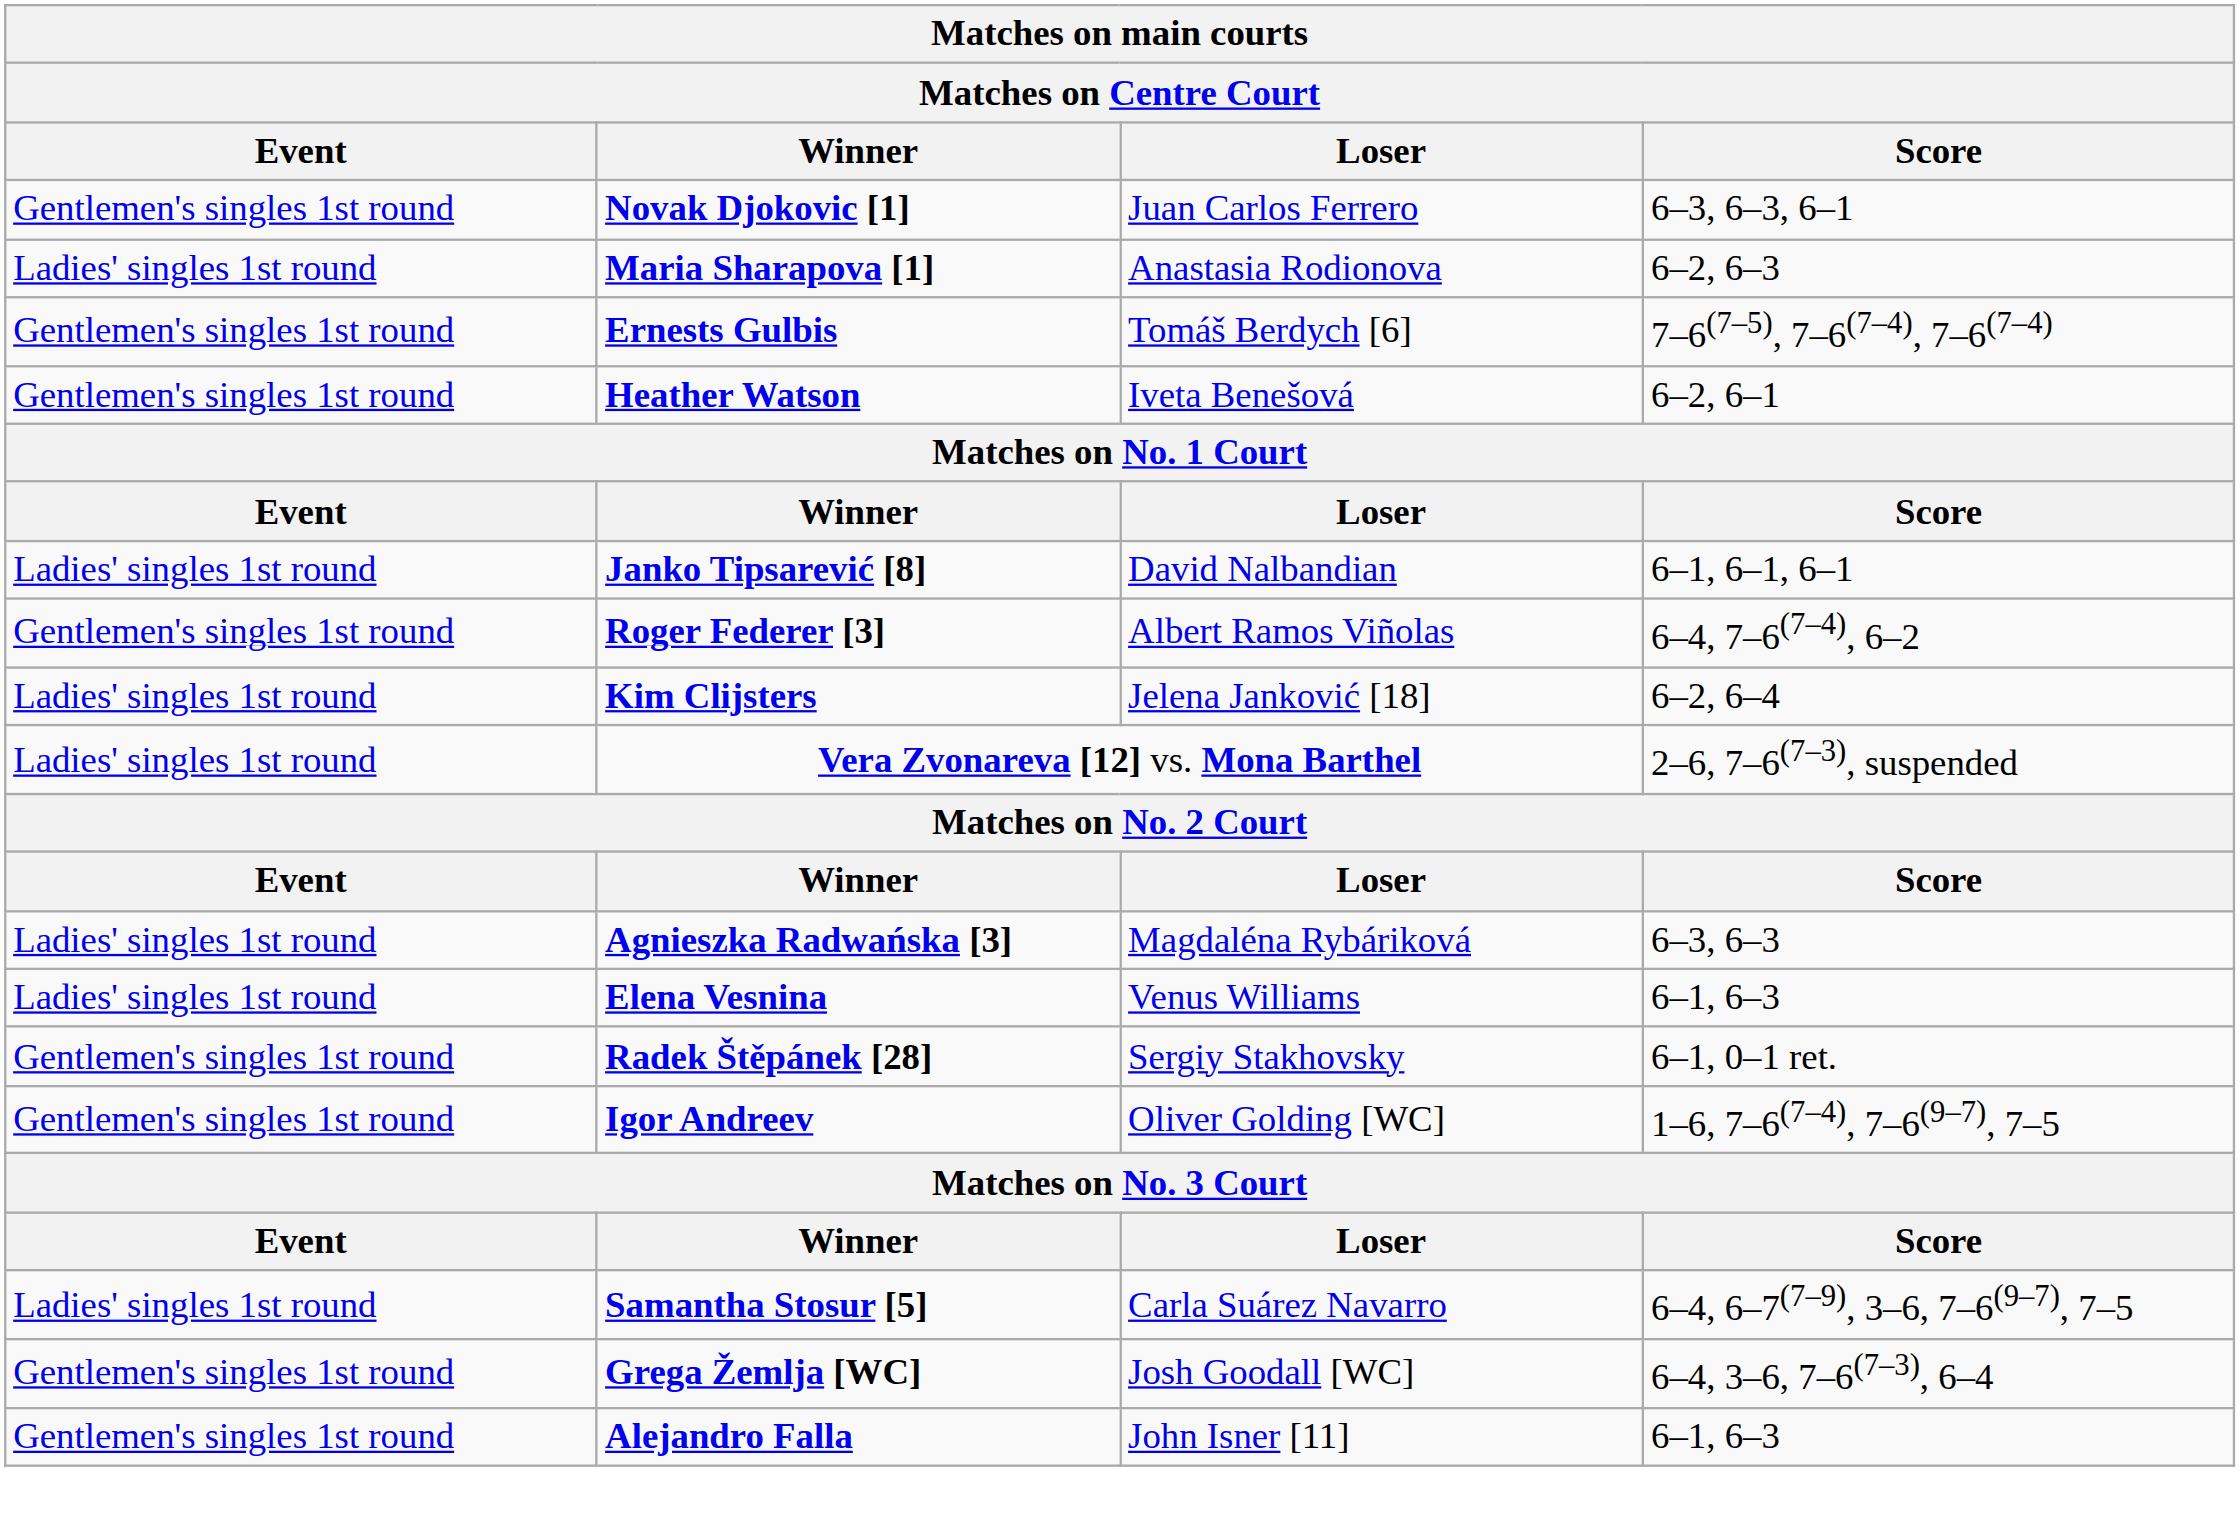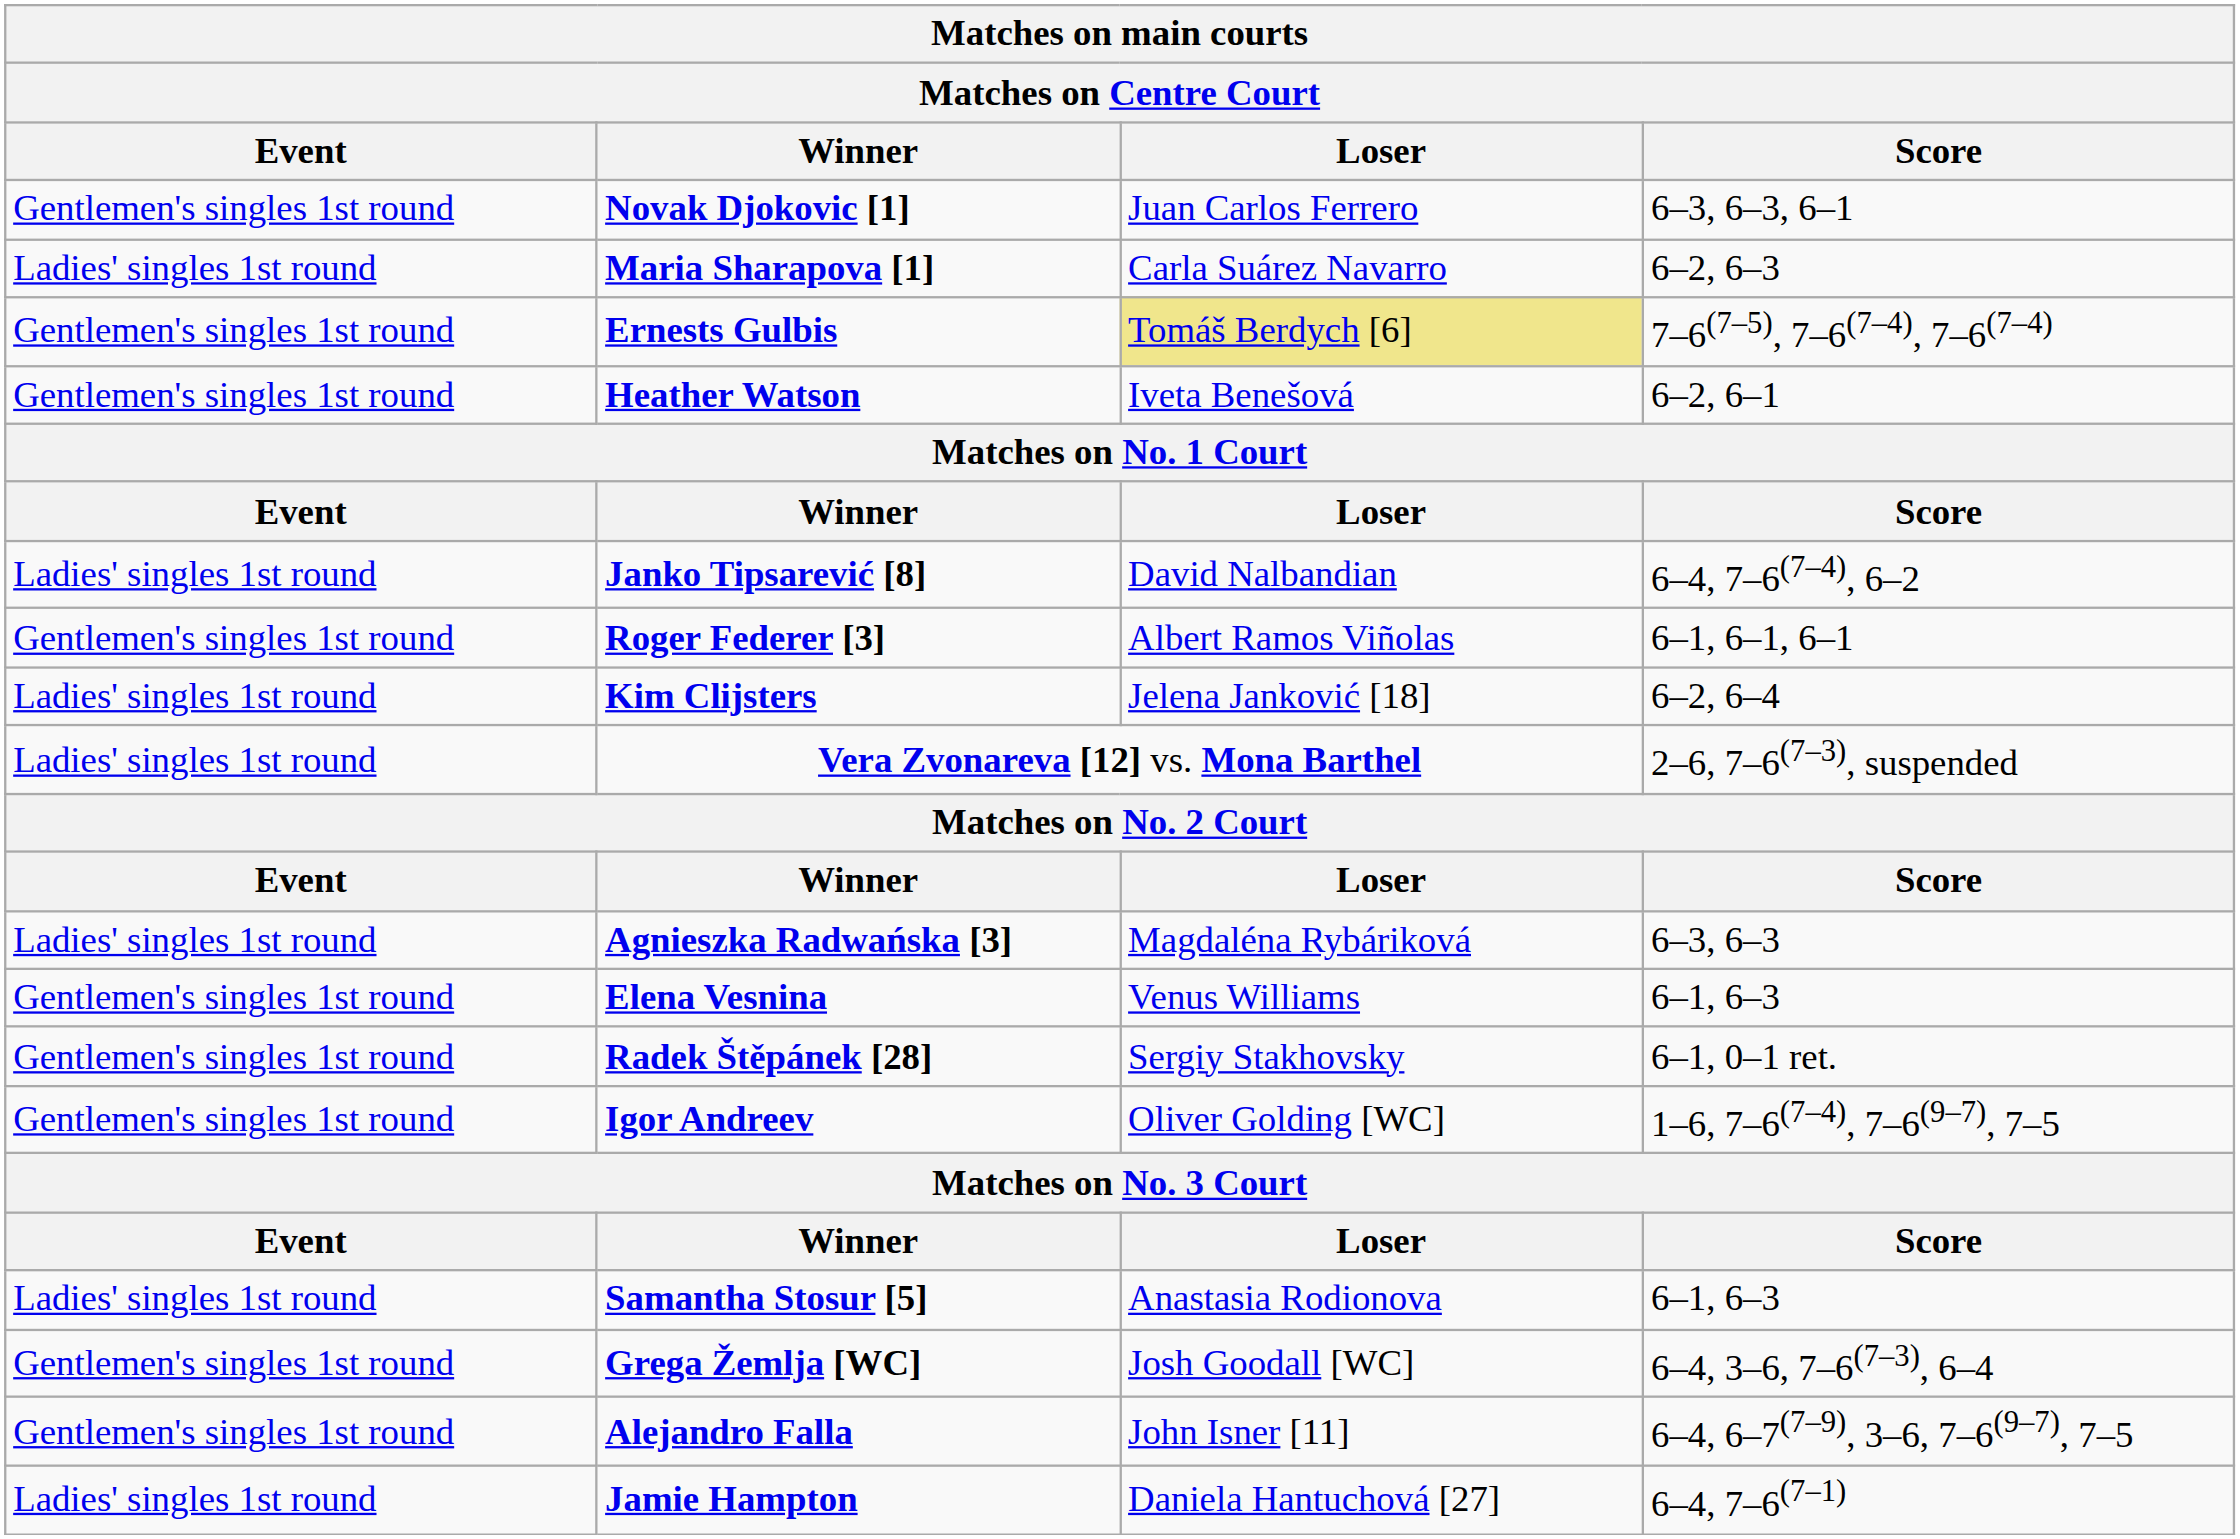(1285, 267) Anastasia Rodionova -> (1287, 267) Carla Suárez Navarro
(1270, 330) no background -> (1270, 330) khaki background
(1752, 568) 6–1, 6–1, 6–1 -> (1785, 573) 6–4, 7–6(7–4), 6–2
(1785, 632) 6–4, 7–6(7–4), 6–2 -> (1752, 637) 6–1, 6–1, 6–1
(195, 997) Ladies' singles 1st round -> (234, 997) Gentlemen's singles 1st round
(1287, 1304) Carla Suárez Navarro -> (1285, 1299) Anastasia Rodionova
(1892, 1304) 6–4, 6–7(7–9), 3–6, 7–6(9–7), 7–5 -> (1715, 1299) 6–1, 6–3
(1715, 1435) 6–1, 6–3 -> (1892, 1430) 6–4, 6–7(7–9), 3–6, 7–6(9–7), 7–5
+ row: (731, 1499)
